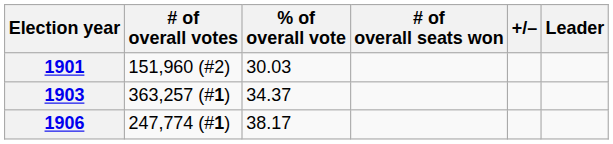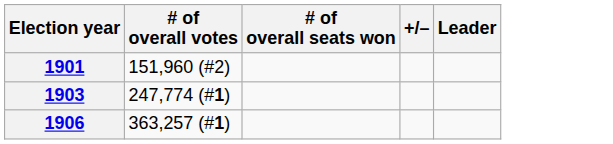- column: (296, 28)
(179, 95) 363,257 (#1) -> (179, 95) 247,774 (#1)
(179, 124) 247,774 (#1) -> (179, 124) 363,257 (#1)
